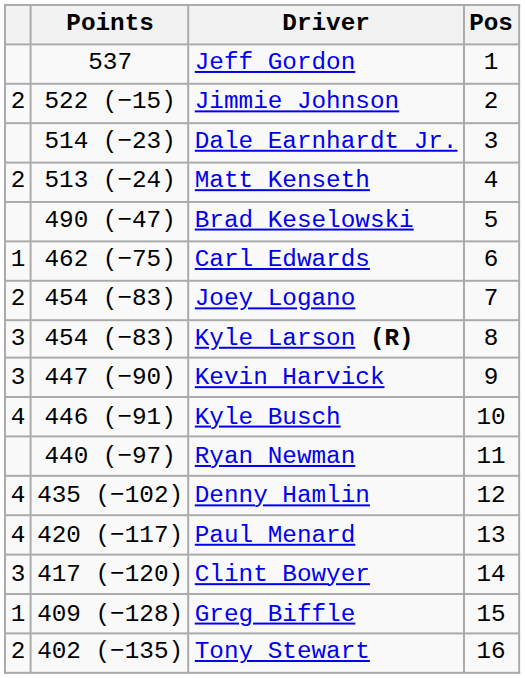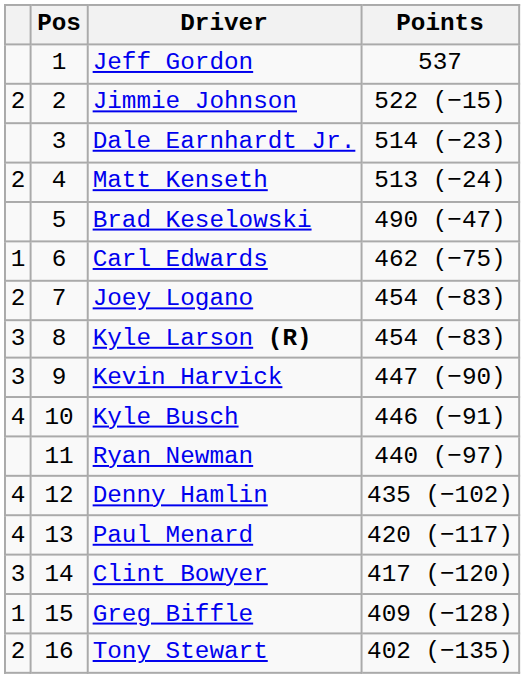columns swapped: (491, 25) <-> (110, 25)
